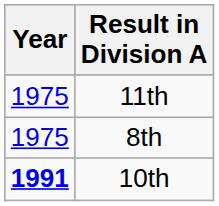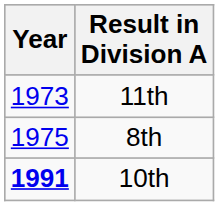(40, 95) 1975 -> (40, 95) 1973
